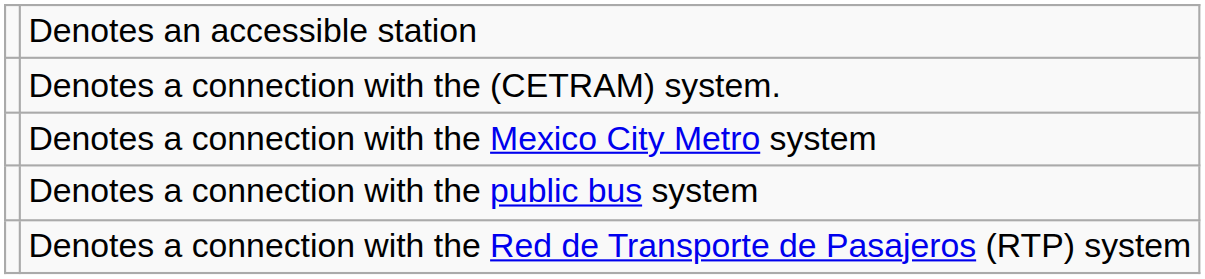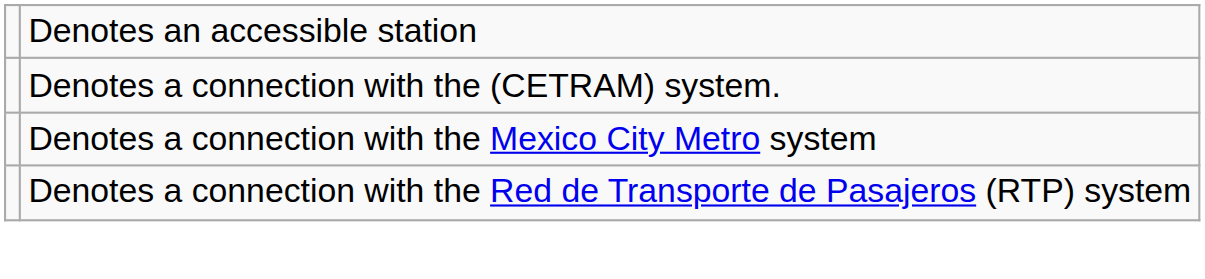- row: (393, 191)
